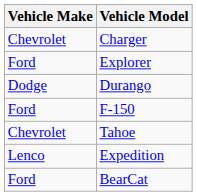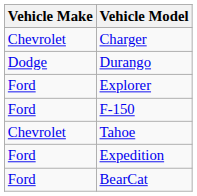rows swapped: (125, 86) <-> (125, 62)
(26, 156) Lenco -> (22, 156) Ford
